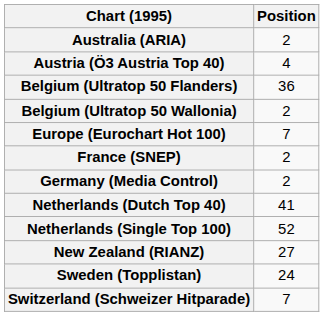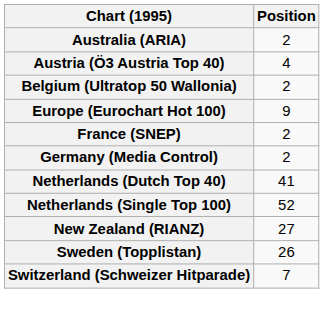- row: (129, 87)
(286, 134) 7 -> (286, 110) 9
(286, 275) 24 -> (286, 252) 26
